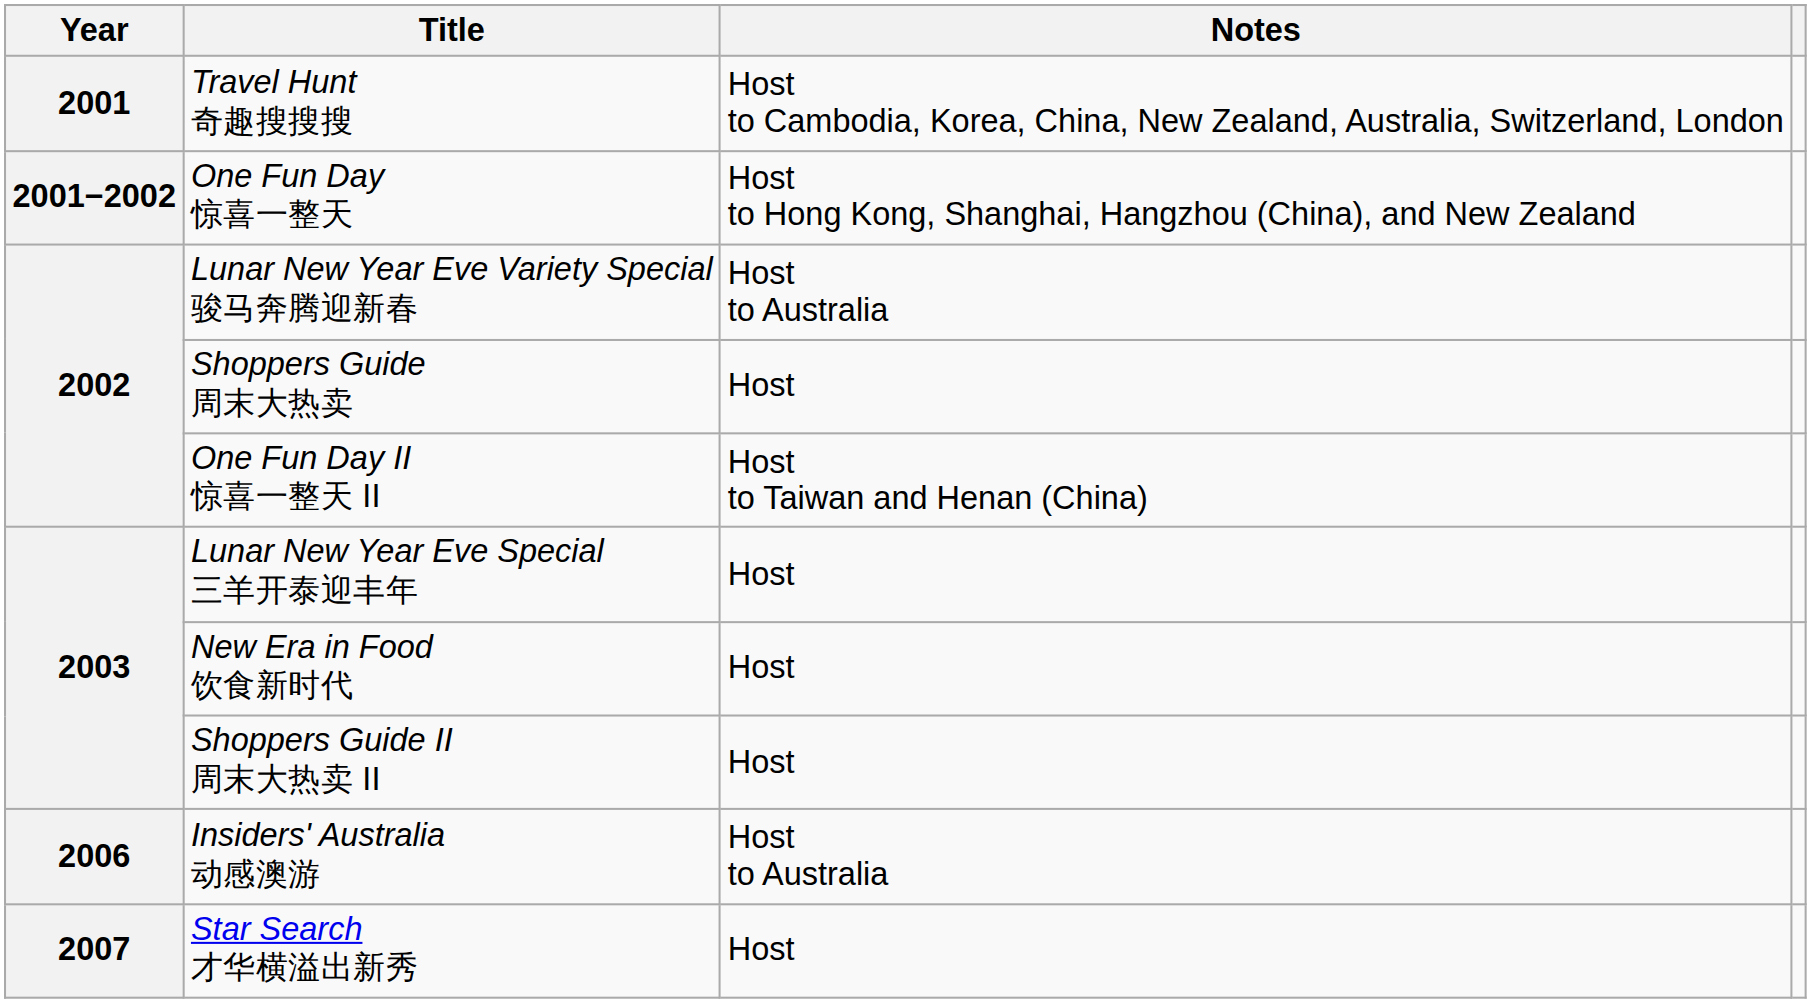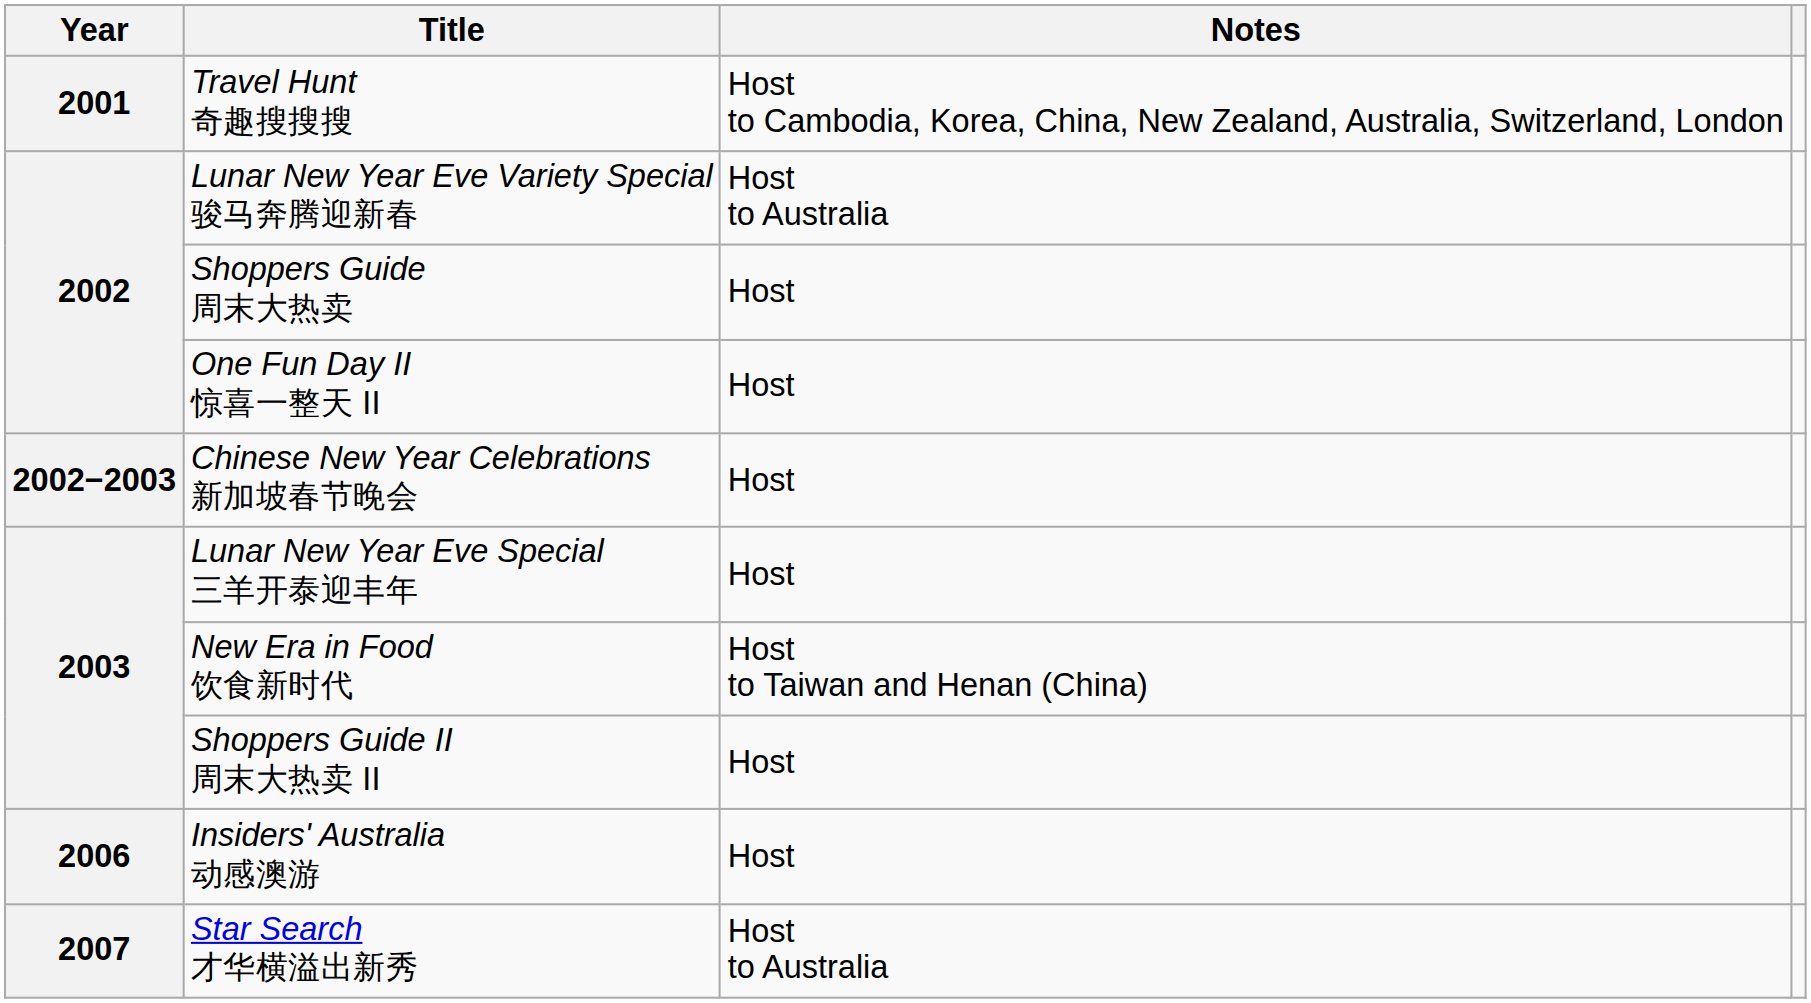- row: (288, 195)
(938, 479) Host to Taiwan and Henan (China) -> (761, 385) Host
+ row: (421, 477)
(761, 667) Host -> (938, 667) Host to Taiwan and Henan (China)
(808, 856) Host to Australia -> (761, 856) Host
(761, 950) Host -> (808, 950) Host to Australia
